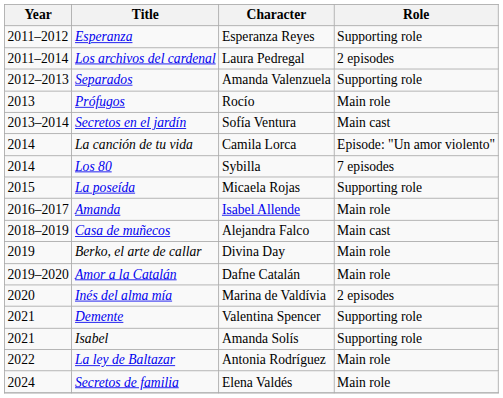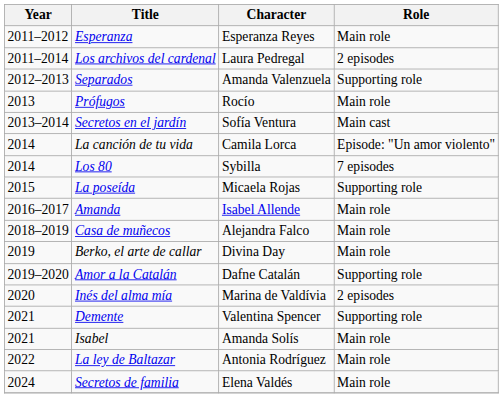(380, 36) Supporting role -> (364, 36) Main role
(364, 230) Main cast -> (364, 230) Main role
(364, 274) Main role -> (380, 274) Supporting role
(380, 338) Supporting role -> (364, 338) Main role
